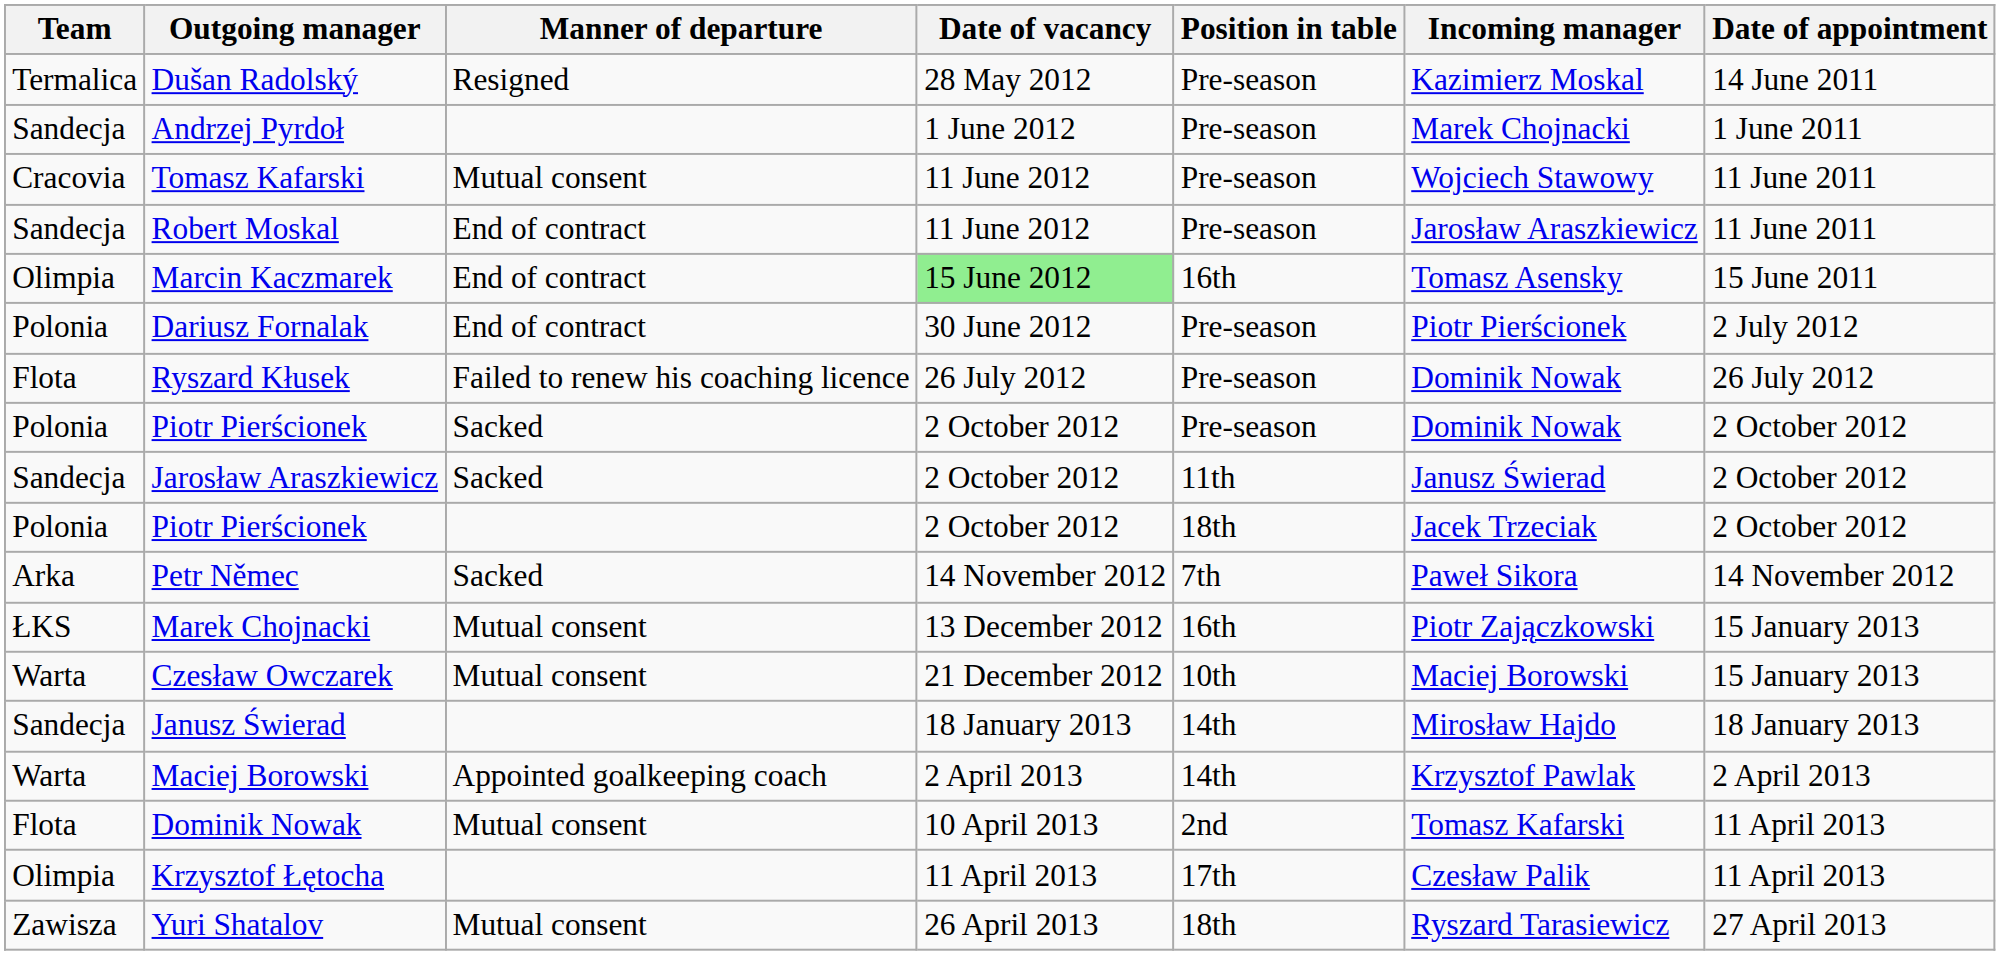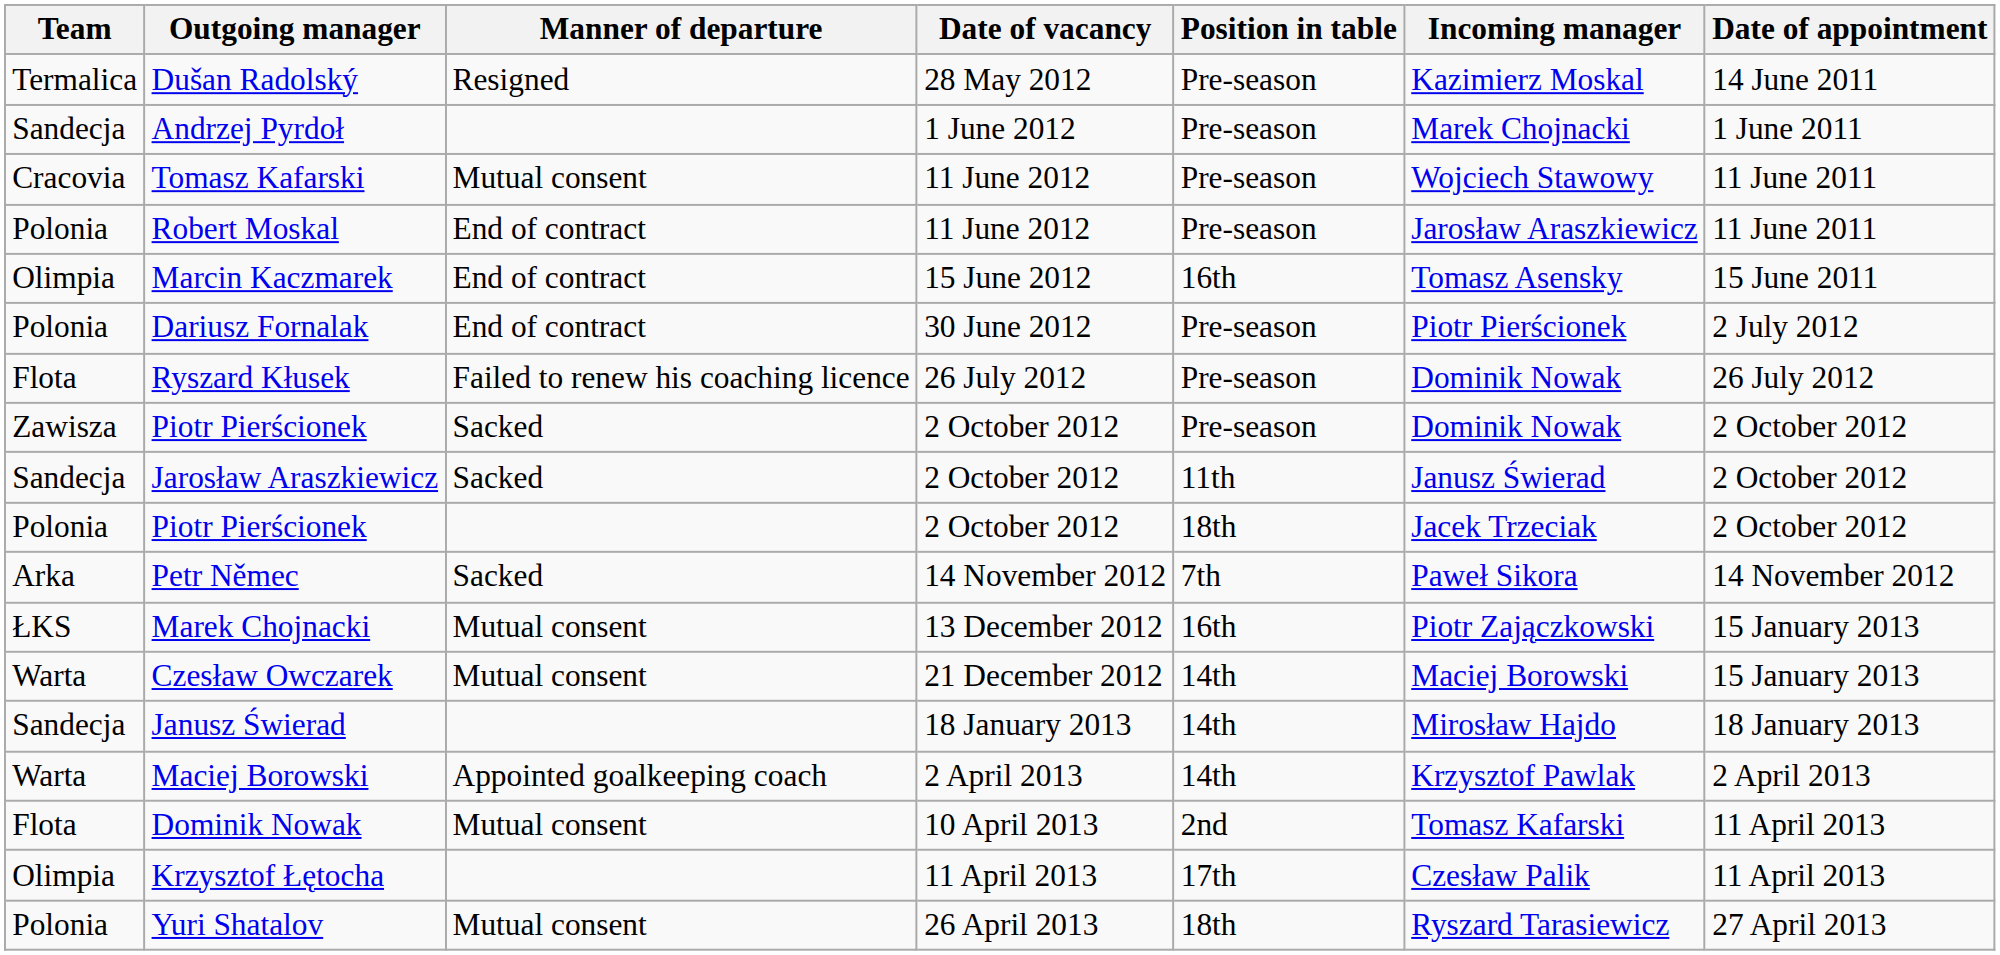(69, 228) Sandecja -> (60, 228) Polonia
(1008, 278) lightgreen background -> (1008, 278) no background
(60, 427) Polonia -> (64, 427) Zawisza
(1209, 675) 10th -> (1209, 675) 14th
(64, 924) Zawisza -> (60, 924) Polonia
